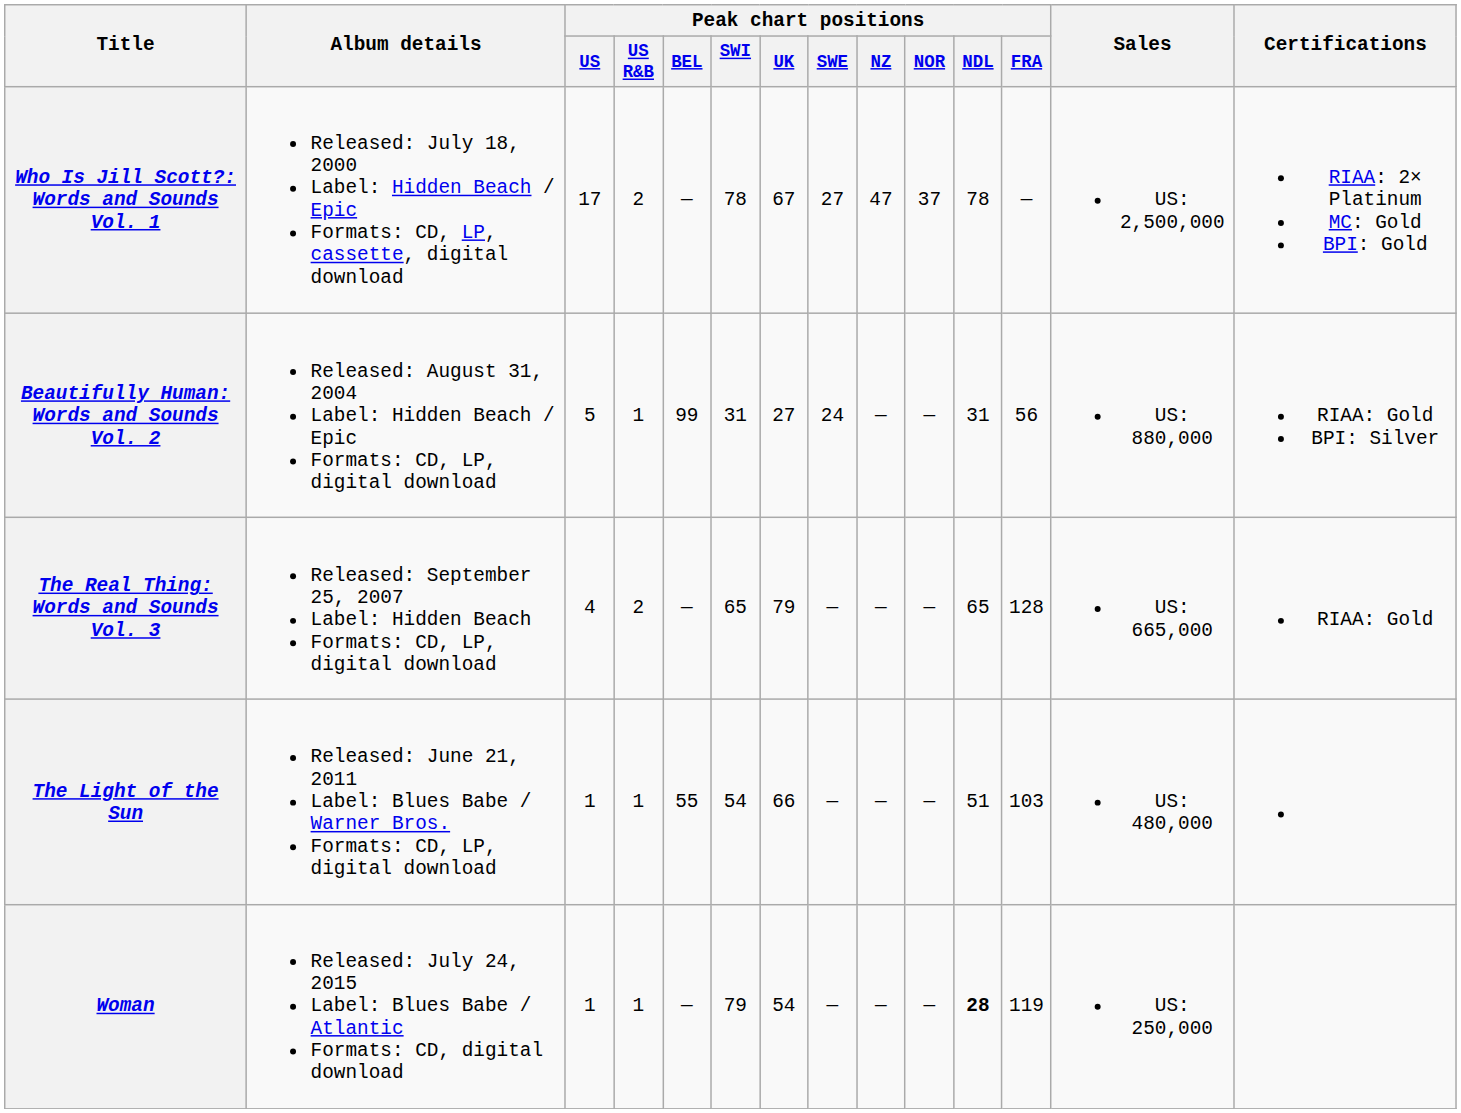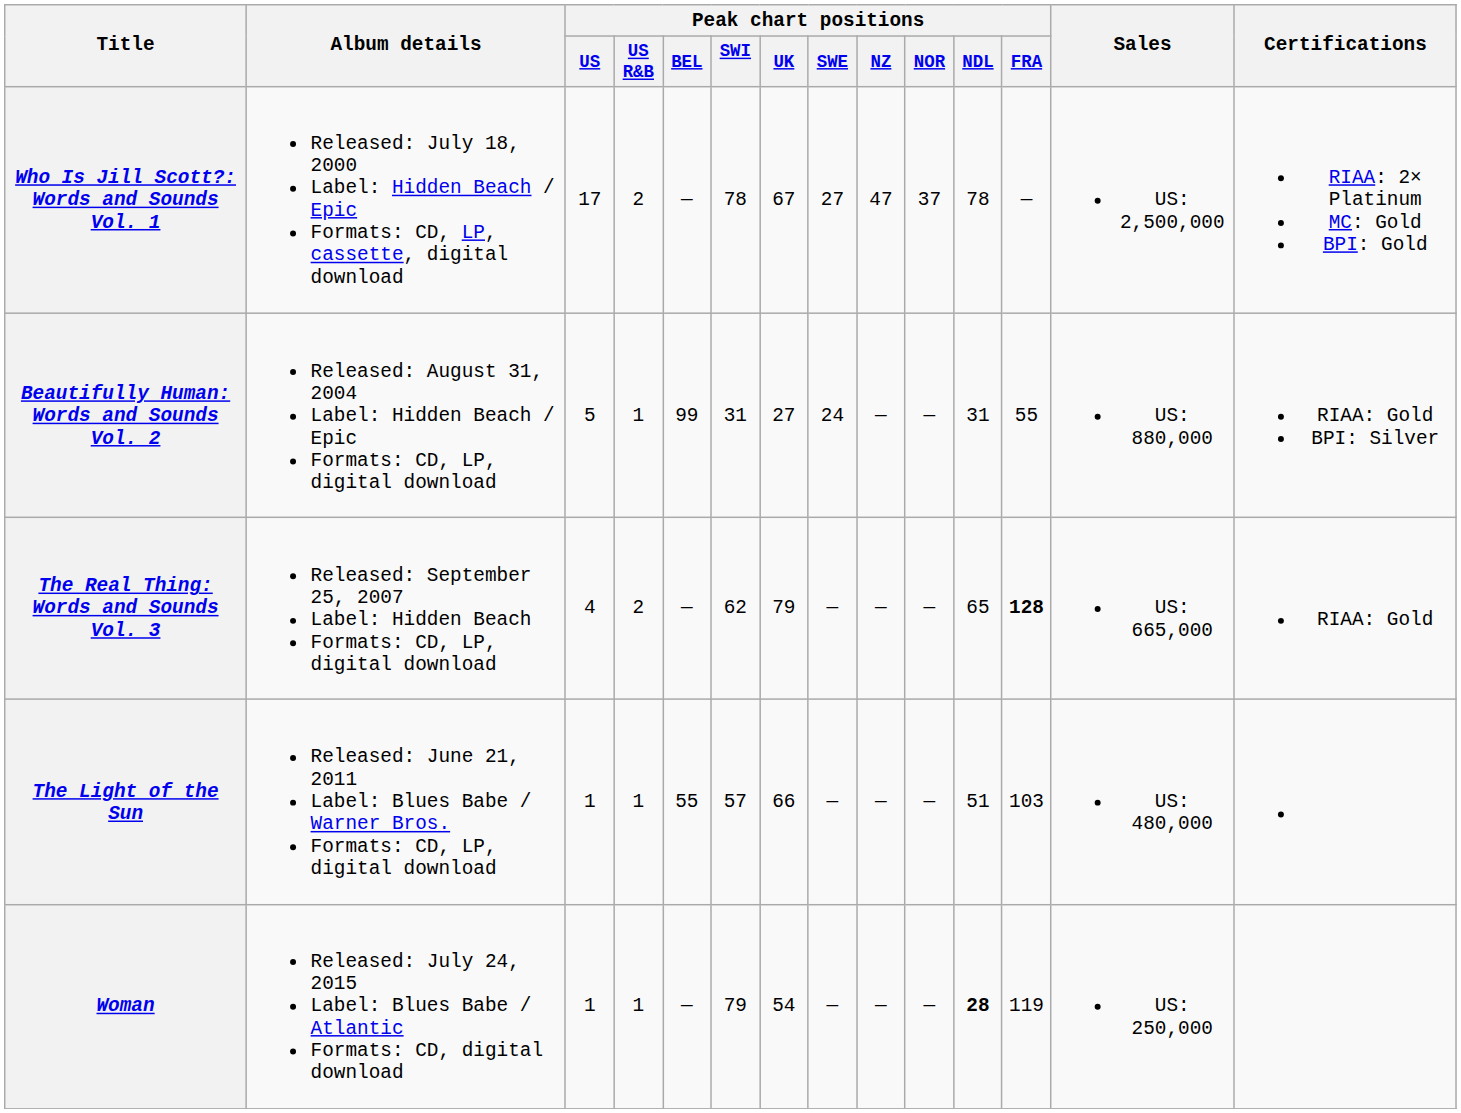(1026, 415) 56 -> (1026, 415) 55
(735, 609) 65 -> (735, 609) 62
(1026, 609) normal -> (1026, 609) bold
(735, 802) 54 -> (735, 802) 57
